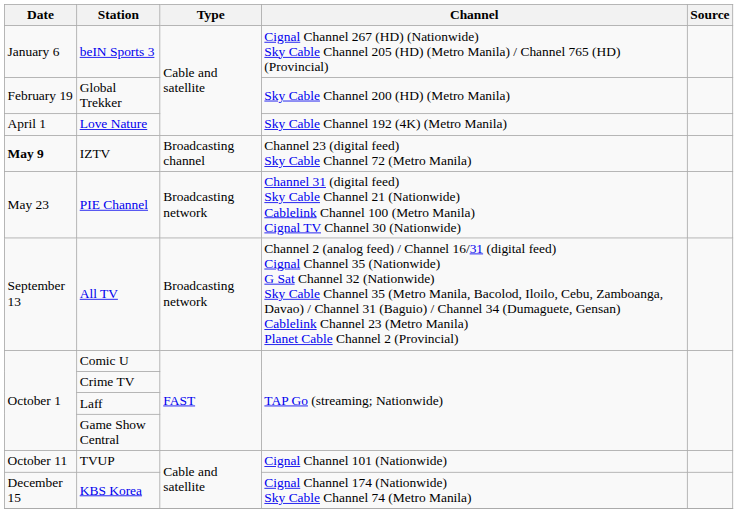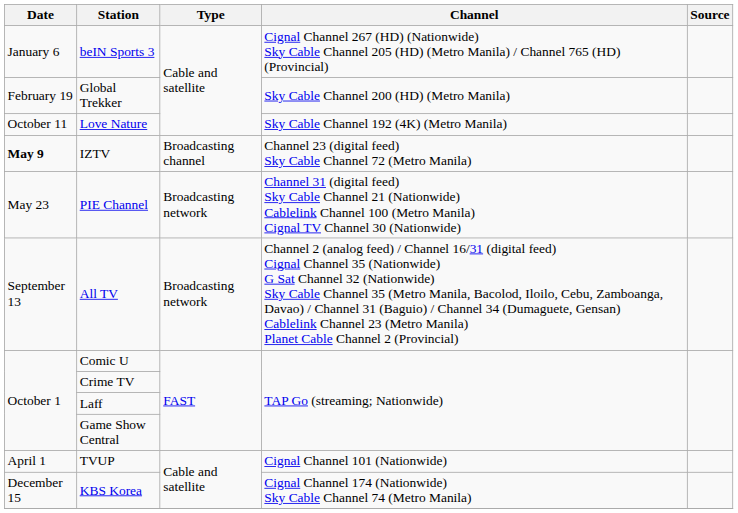(27, 124) April 1 -> (37, 124) October 11
(37, 461) October 11 -> (27, 461) April 1
